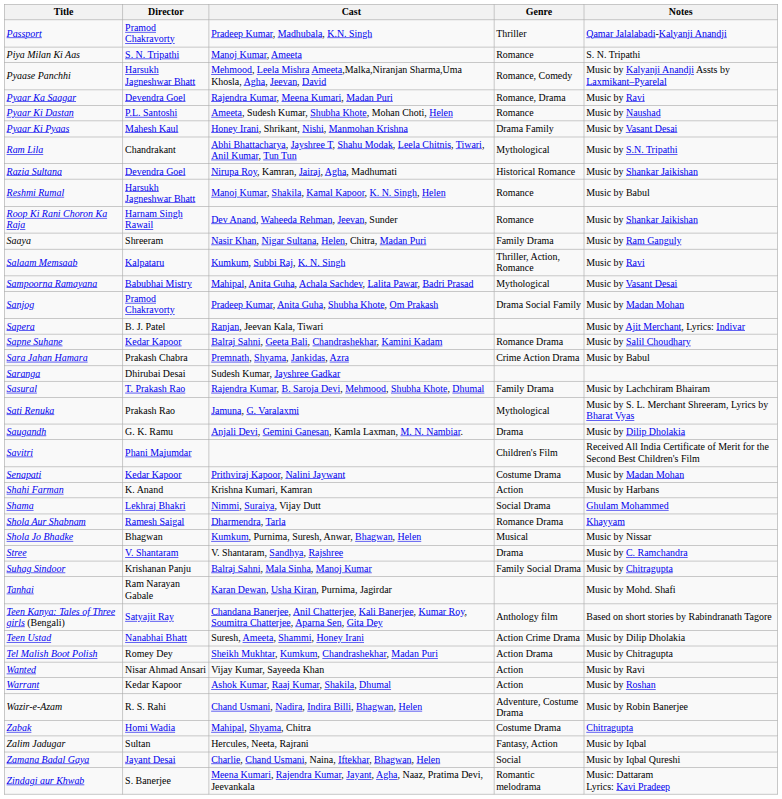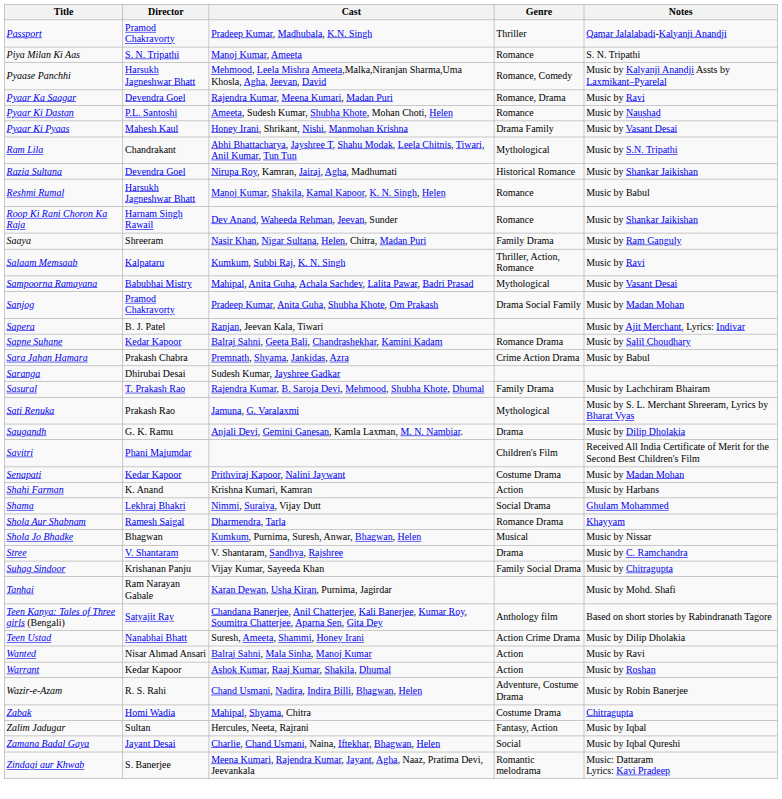(291, 569) Balraj Sahni, Mala Sinha, Manoj Kumar -> (268, 569) Vijay Kumar, Sayeeda Khan
- row: (52, 654)
(268, 670) Vijay Kumar, Sayeeda Khan -> (291, 654) Balraj Sahni, Mala Sinha, Manoj Kumar
